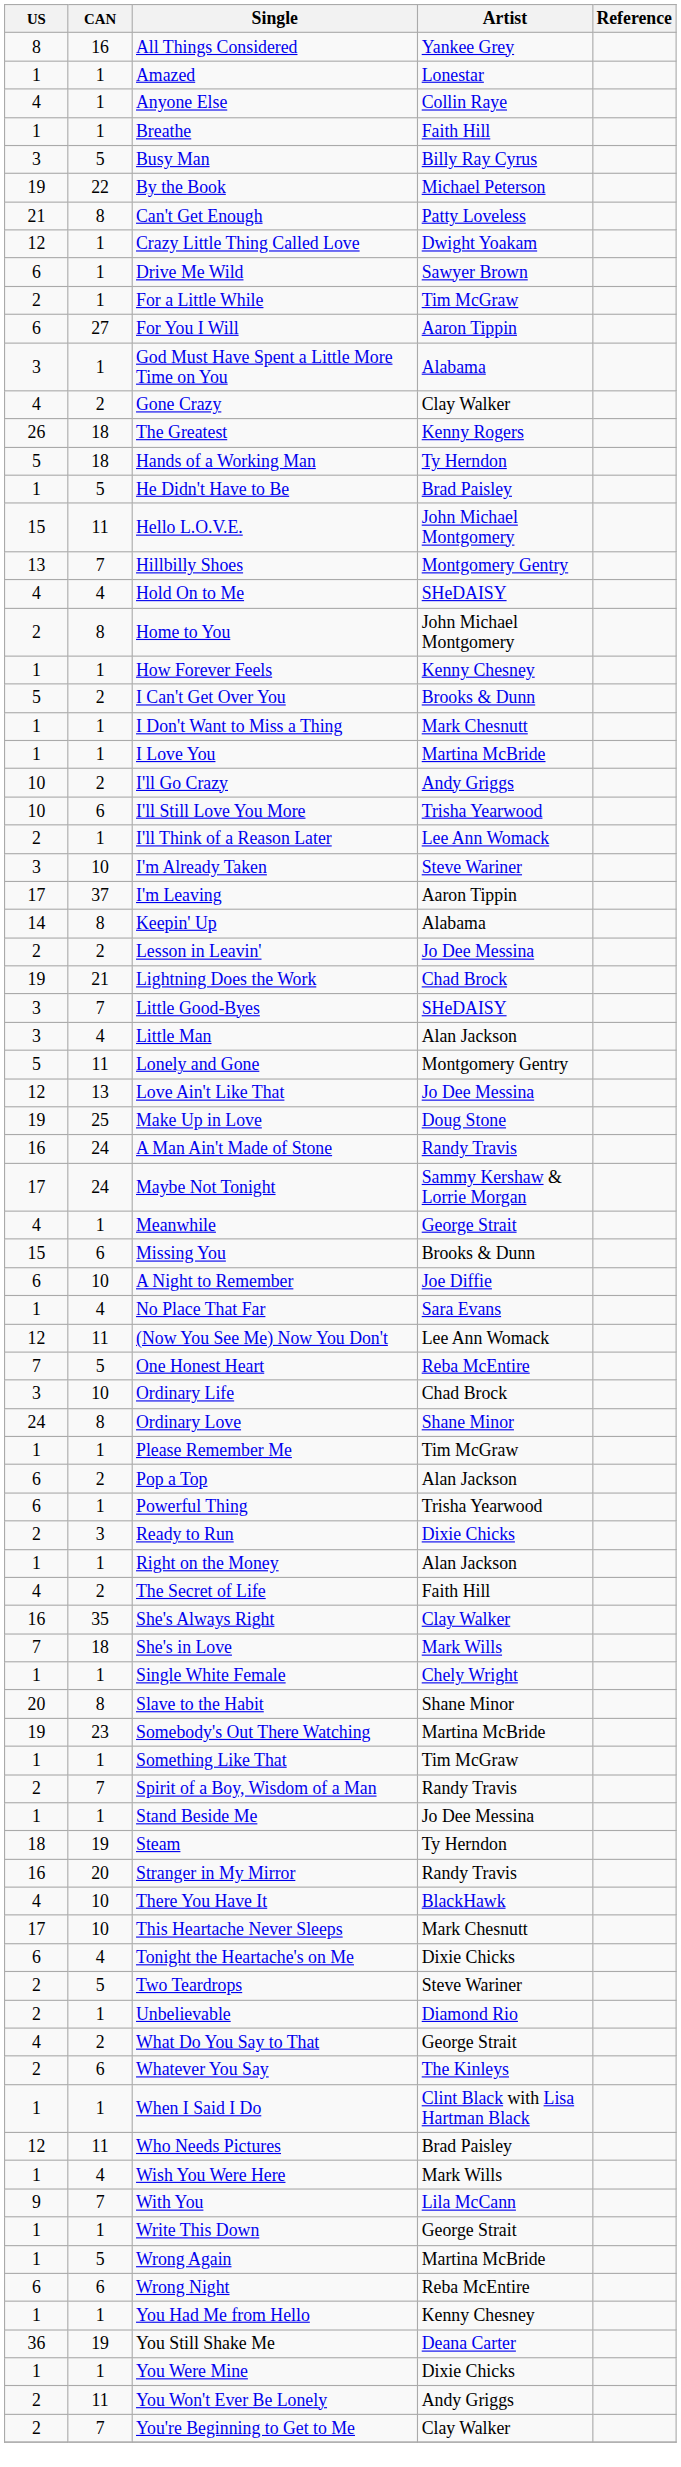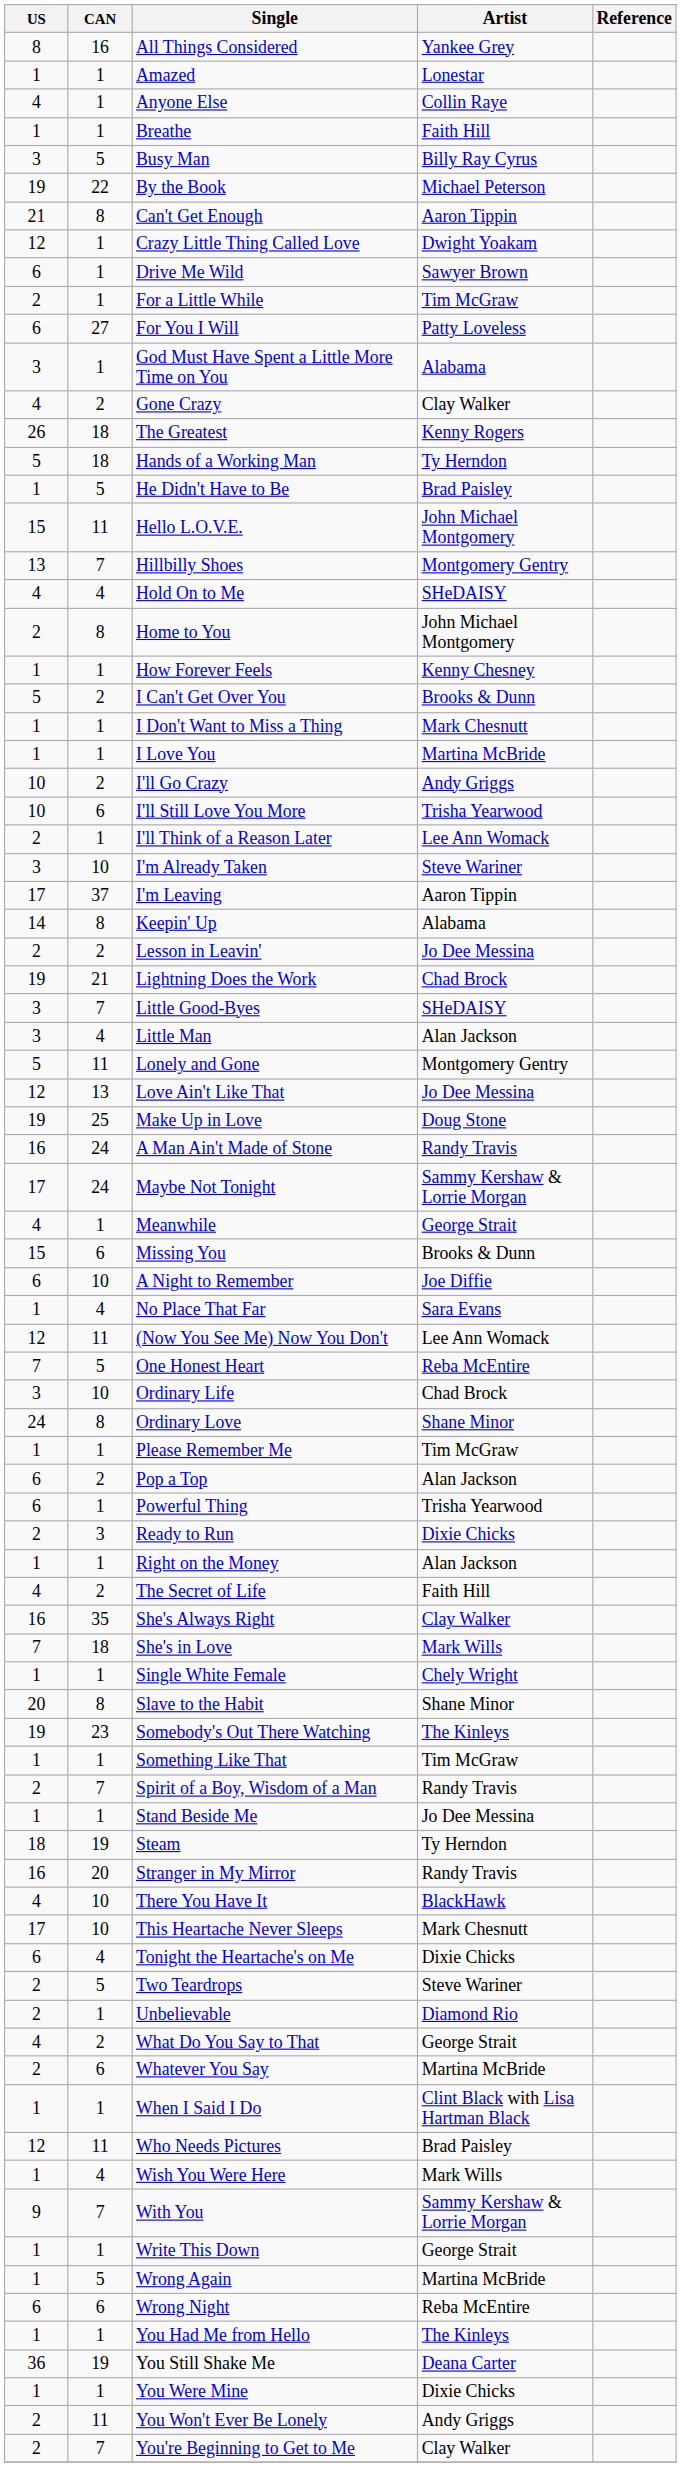(474, 215) Patty Loveless -> (469, 215) Aaron Tippin
(469, 328) Aaron Tippin -> (474, 328) Patty Loveless
(484, 1732) Martina McBride -> (465, 1732) The Kinleys
(465, 2070) The Kinleys -> (484, 2070) Martina McBride
(469, 2202) Lila McCann -> (492, 2212) Sammy Kershaw & Lorrie Morgan
(478, 2315) Kenny Chesney -> (465, 2335) The Kinleys
